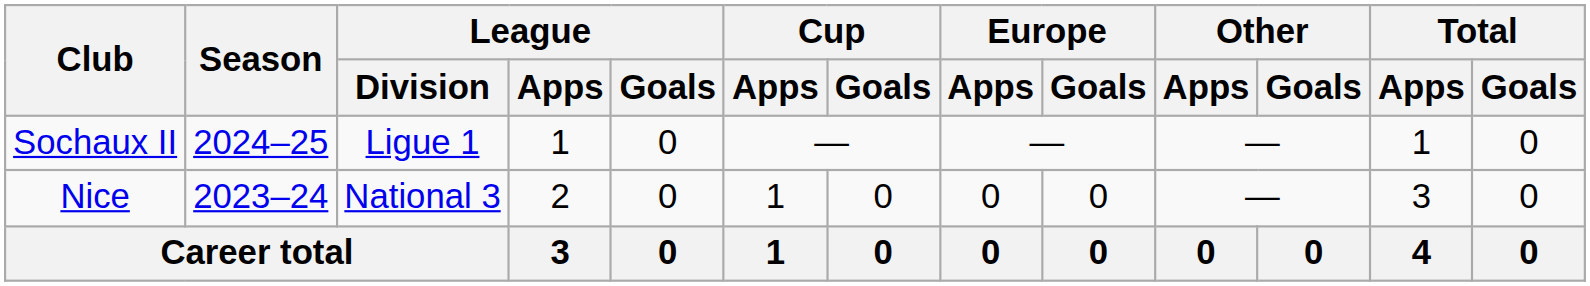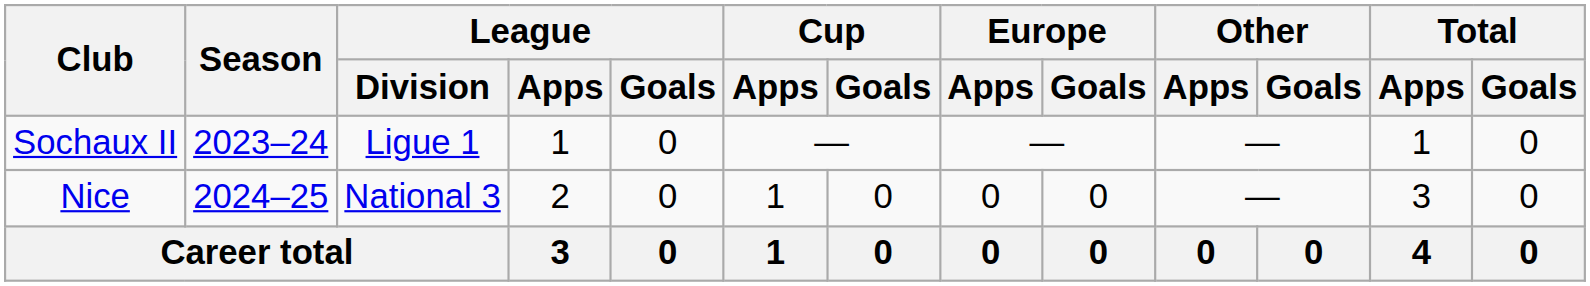(261, 142) 2024–25 -> (261, 142) 2023–24
(261, 197) 2023–24 -> (261, 197) 2024–25
